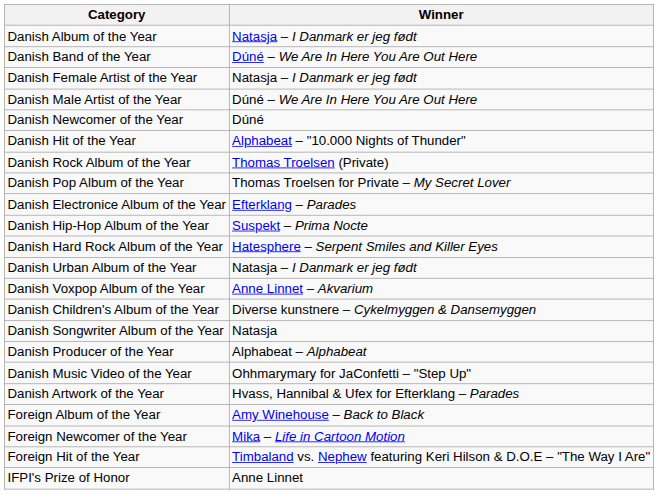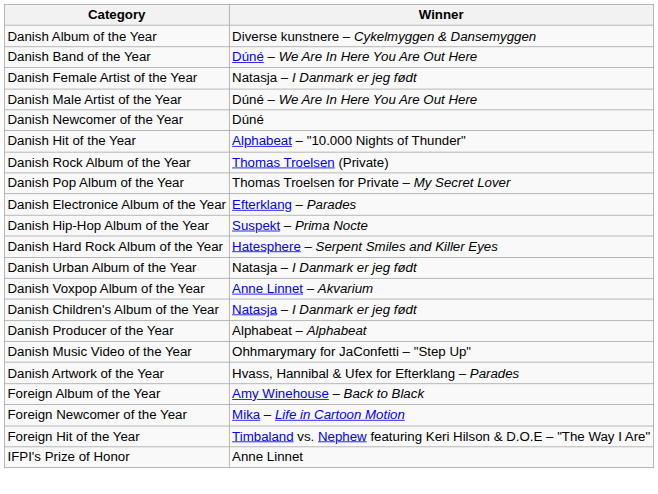(324, 36) Natasja – I Danmark er jeg født -> (384, 36) Diverse kunstnere – Cykelmyggen & Dansemyggen
(384, 309) Diverse kunstnere – Cykelmyggen & Dansemyggen -> (324, 309) Natasja – I Danmark er jeg født
- row: (116, 330)
